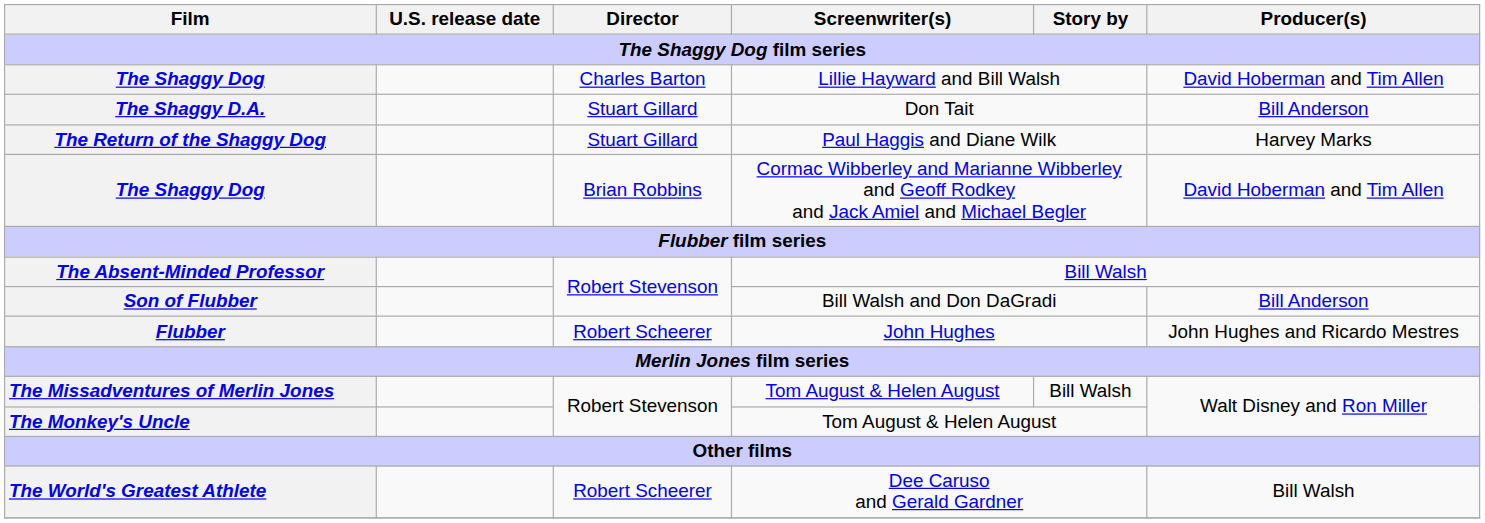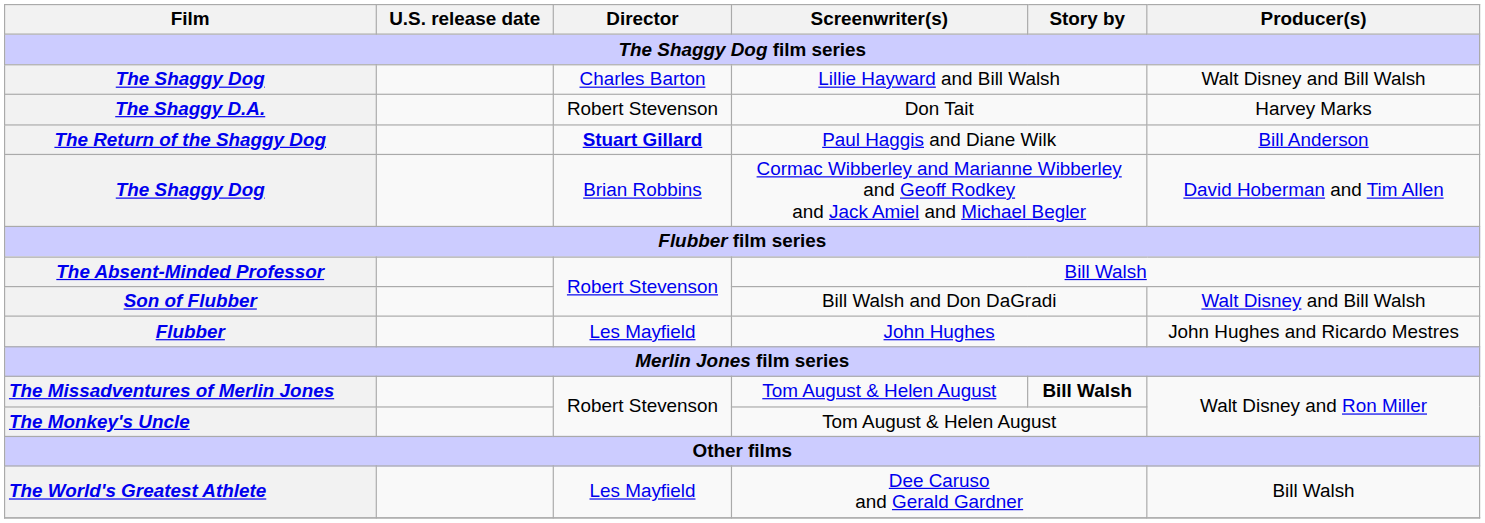(1314, 79) David Hoberman and Tim Allen -> (1314, 79) Walt Disney and Bill Walsh
(642, 109) Stuart Gillard -> (642, 109) Robert Stevenson
(1314, 109) Bill Anderson -> (1314, 109) Harvey Marks
(642, 139) normal -> (642, 139) bold
(1314, 139) Harvey Marks -> (1314, 139) Bill Anderson
(1314, 301) Bill Anderson -> (1314, 301) Walt Disney and Bill Walsh
(642, 331) Robert Scheerer -> (642, 331) Les Mayfield
(1090, 391) normal -> (1087, 391) bold
(642, 491) Robert Scheerer -> (642, 491) Les Mayfield
